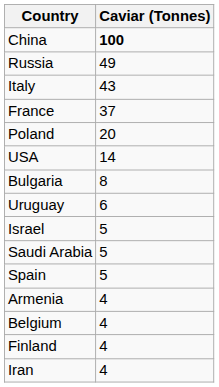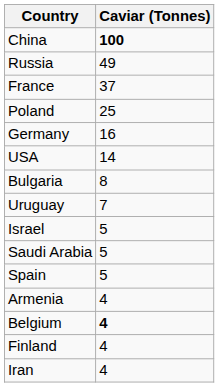- row: (22, 87)
(107, 134) 20 -> (107, 110) 25
+ row: (38, 134)
(103, 205) 6 -> (103, 205) 7
(103, 323) normal -> (103, 323) bold
